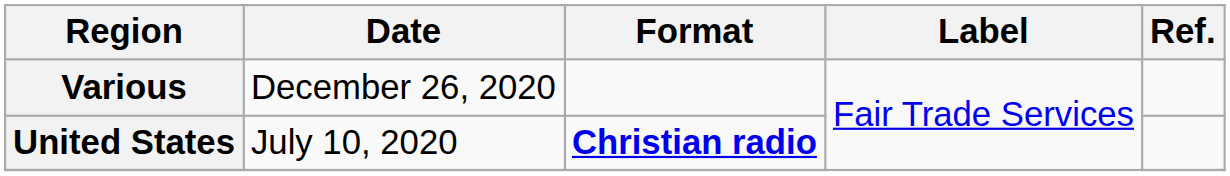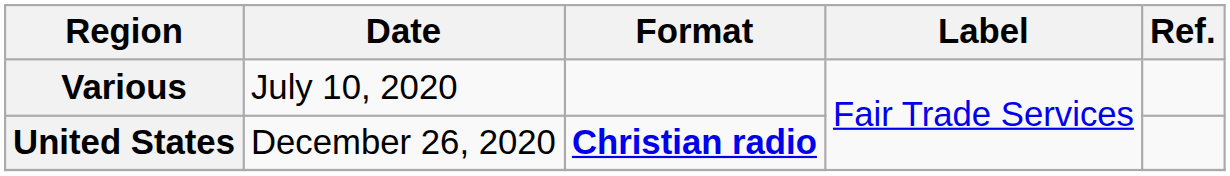(403, 87) December 26, 2020 -> (354, 87) July 10, 2020
(354, 142) July 10, 2020 -> (403, 142) December 26, 2020
